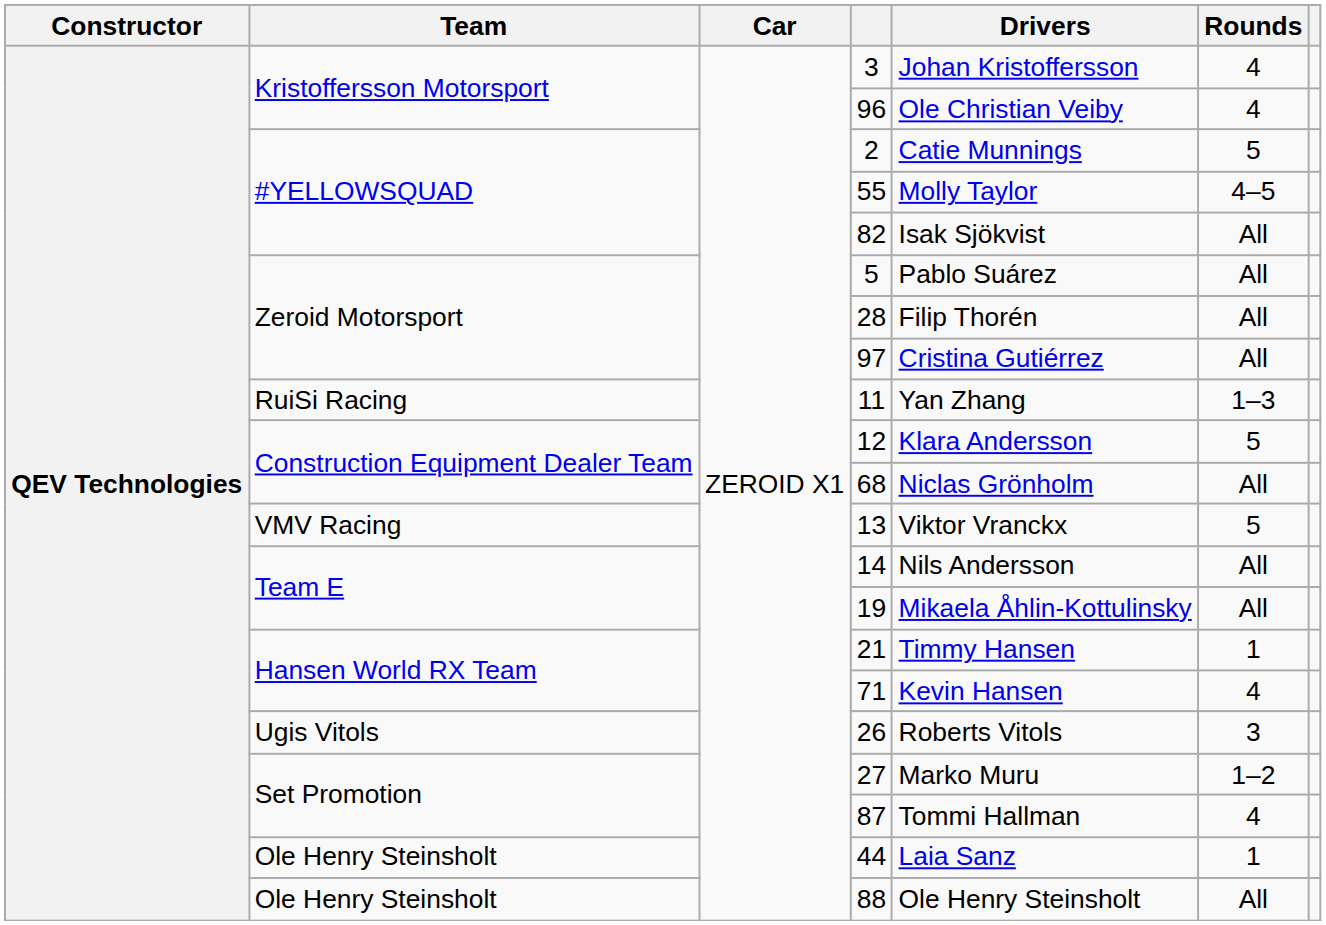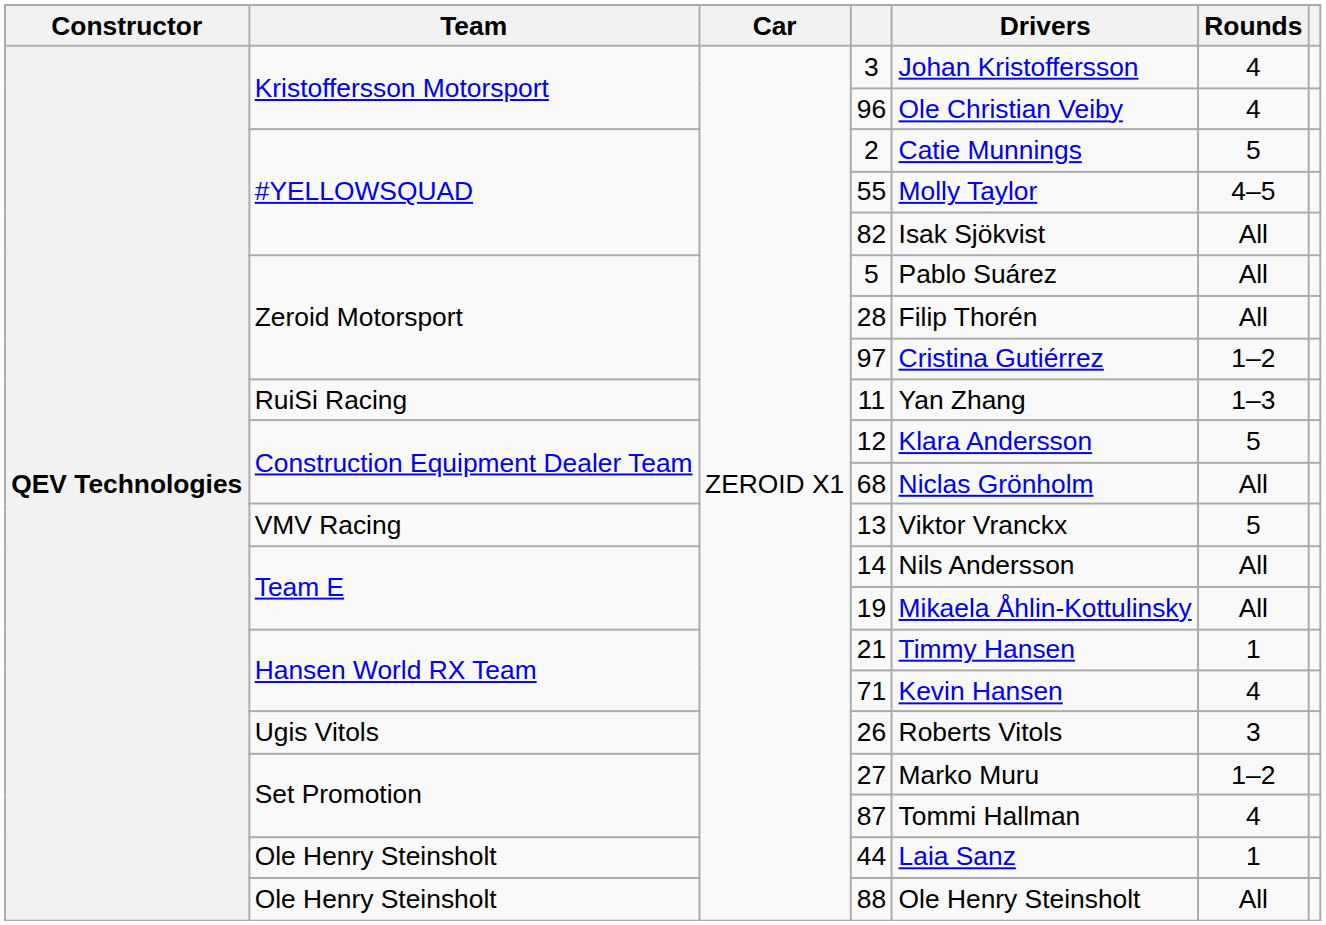(1253, 358) All -> (1253, 358) 1–2
